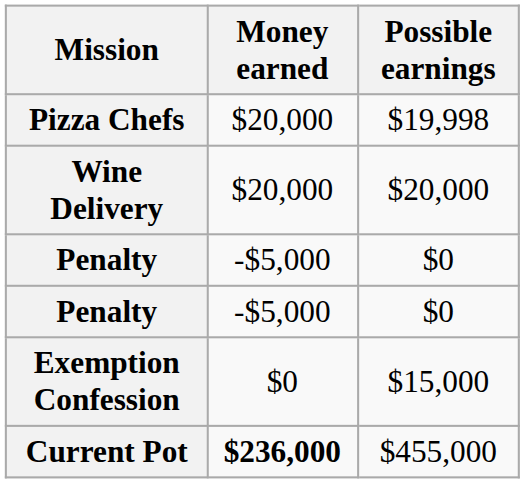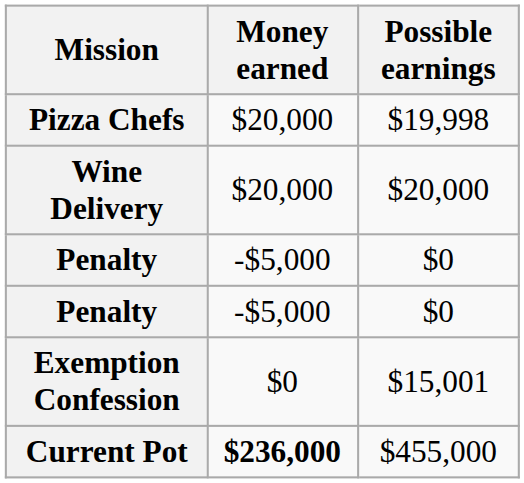(438, 381) $15,000 -> (438, 381) $15,001
